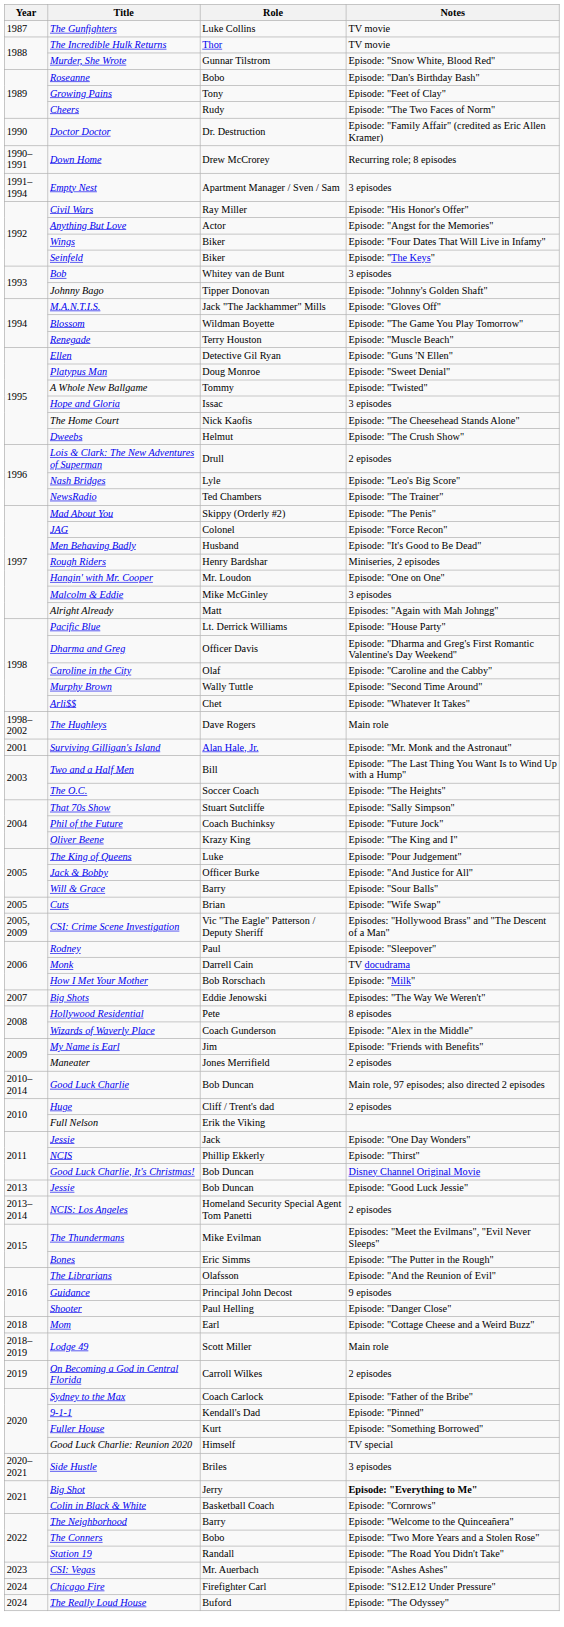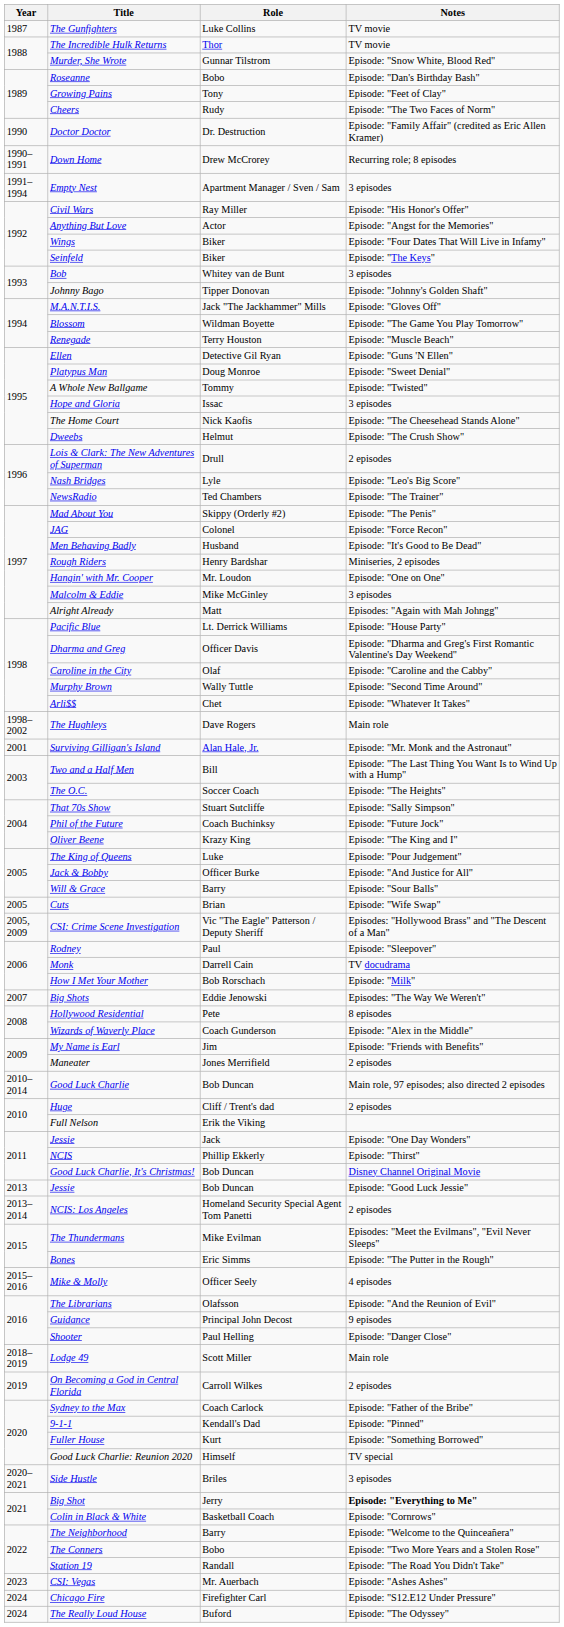+ row: (79, 1281)
- row: (60, 1324)
